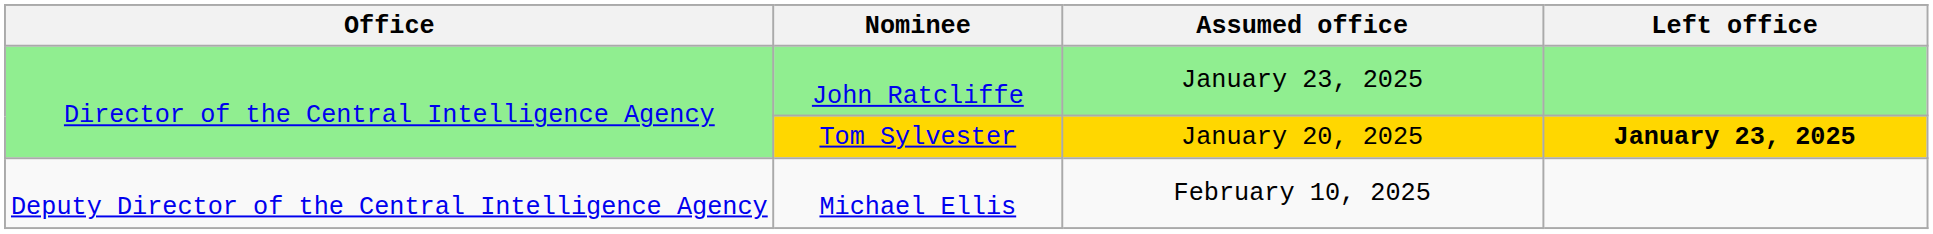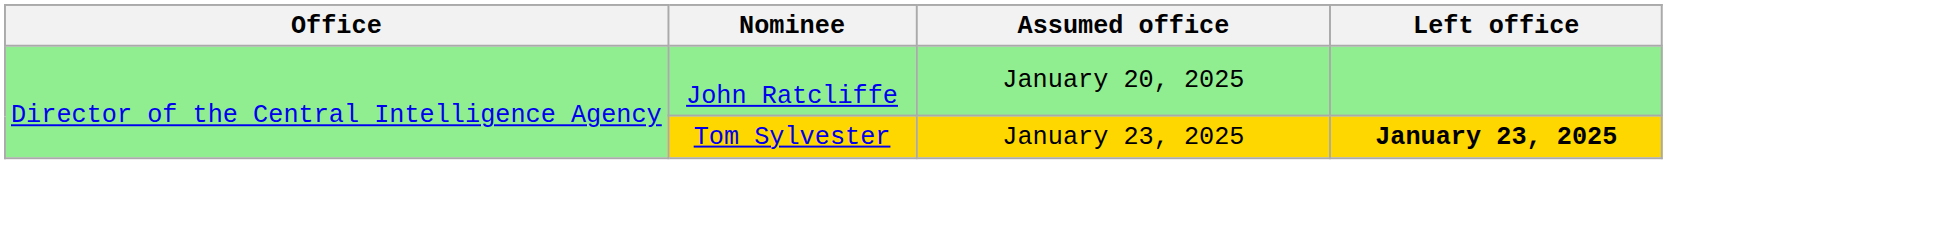(1302, 81) January 23, 2025 -> (1123, 81) January 20, 2025
(1302, 137) January 20, 2025 -> (1123, 137) January 23, 2025
- row: (918, 207)
